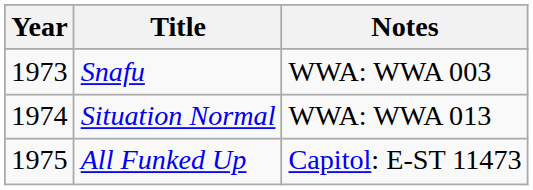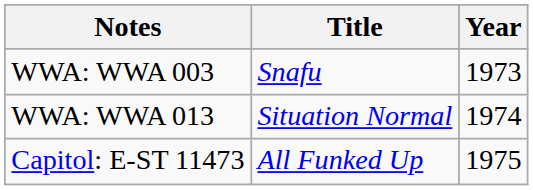columns swapped: (40, 26) <-> (405, 26)
